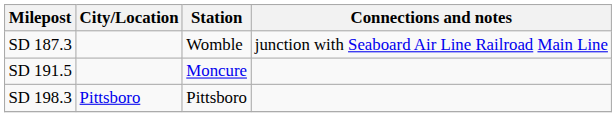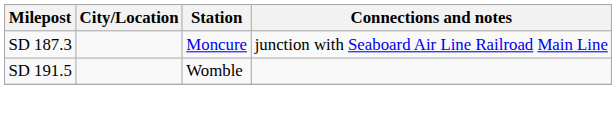(215, 44) Womble -> (217, 44) Moncure
(217, 71) Moncure -> (215, 71) Womble
- row: (40, 97)
